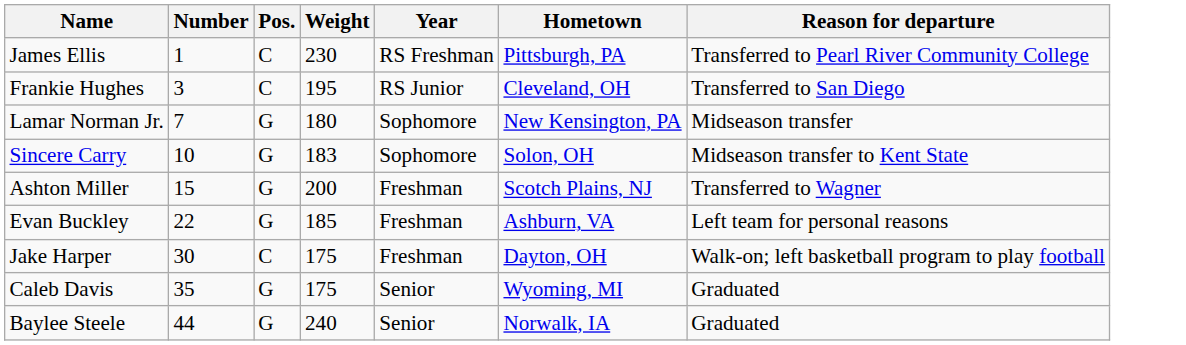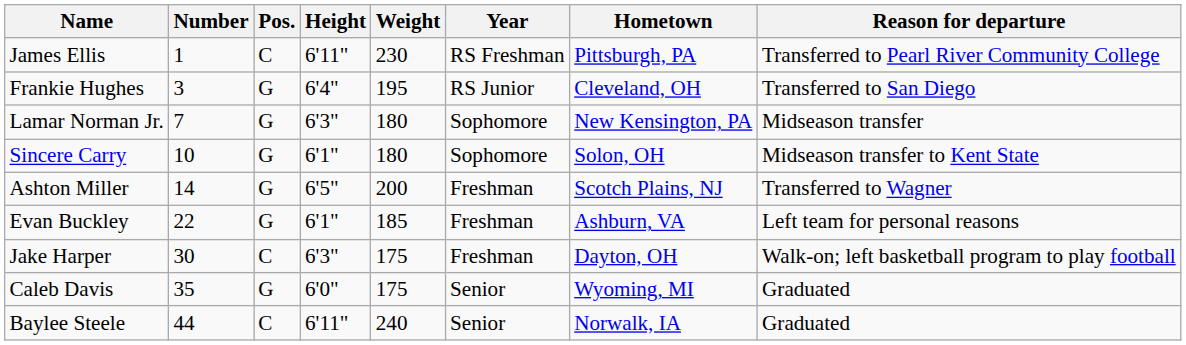+ column: (336, 21)
(265, 88) C -> (266, 88) G
(321, 155) 183 -> (392, 155) 180
(184, 188) 15 -> (184, 188) 14
(266, 322) G -> (265, 322) C
